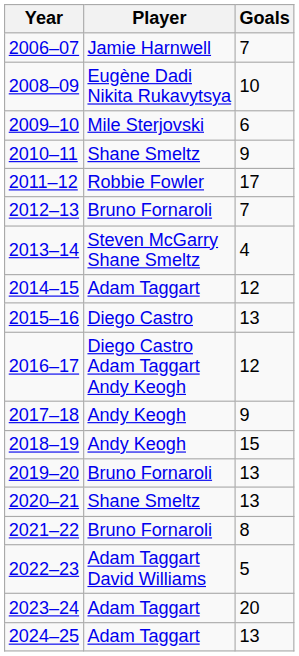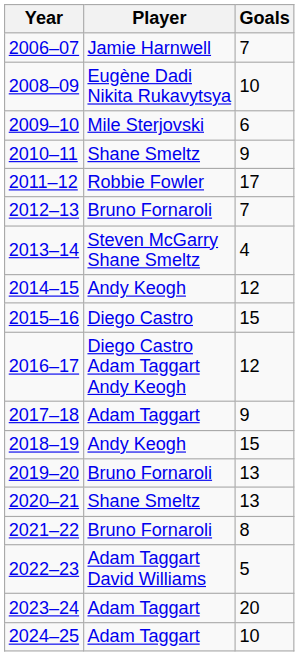(144, 288) Adam Taggart -> (137, 288) Andy Keogh
(250, 317) 13 -> (250, 317) 15
(137, 415) Andy Keogh -> (144, 415) Adam Taggart
(250, 636) 13 -> (250, 636) 10
